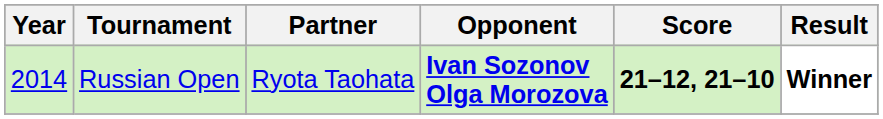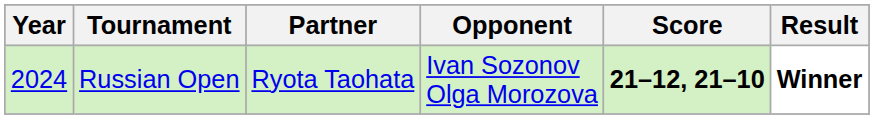(39, 79) 2014 -> (39, 79) 2024
(517, 79) bold -> (512, 79) normal
